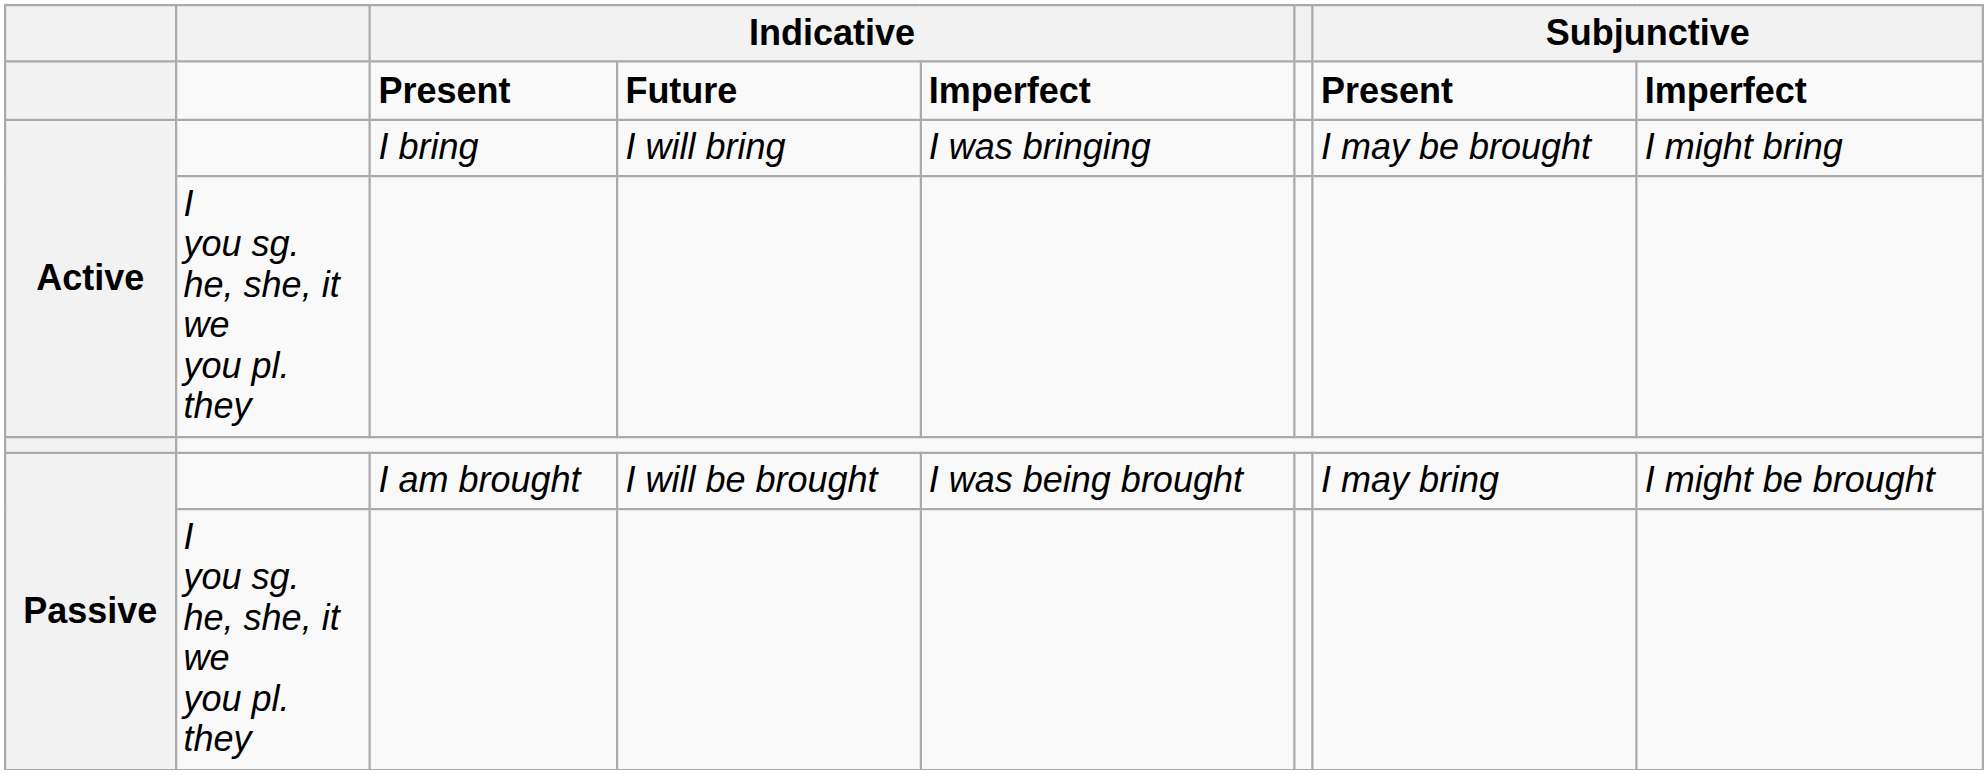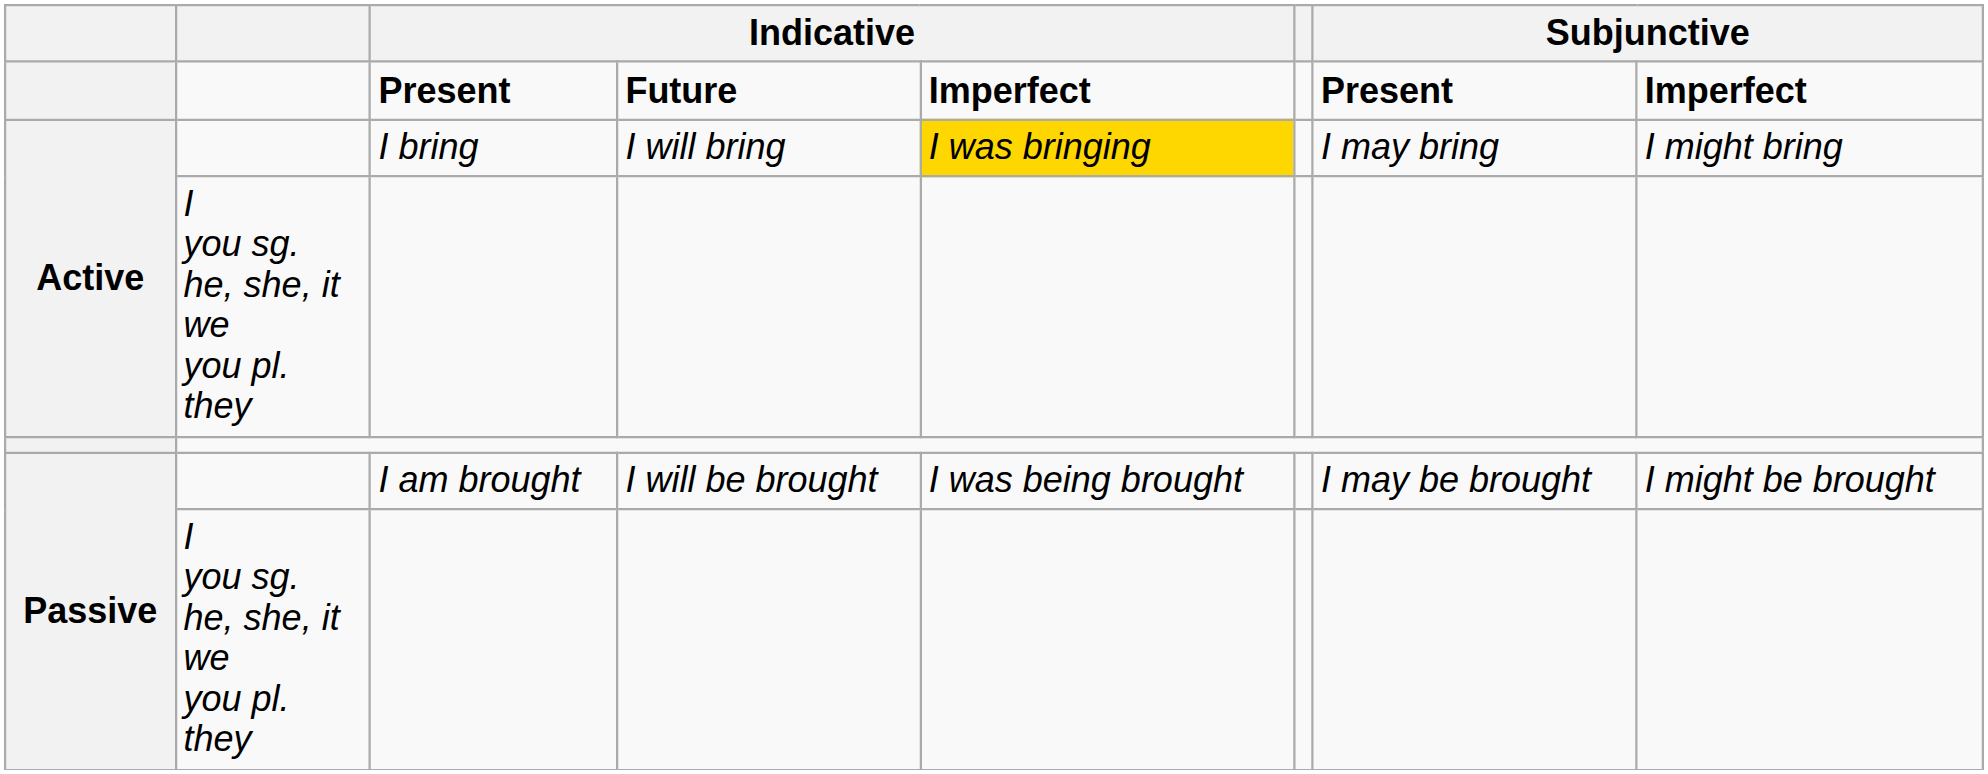(1040, 147) no background -> (1040, 147) gold background
(1456, 147) I may be brought -> (1410, 147) I may bring
(1410, 480) I may bring -> (1456, 480) I may be brought
